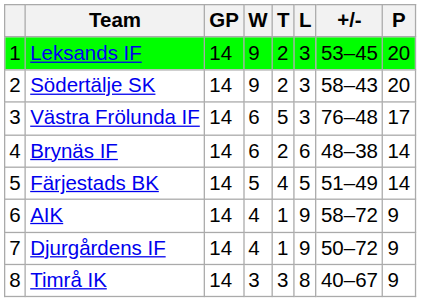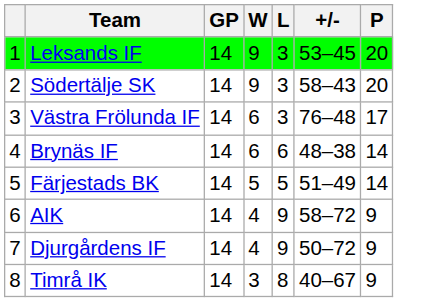- column: (283, 20)
